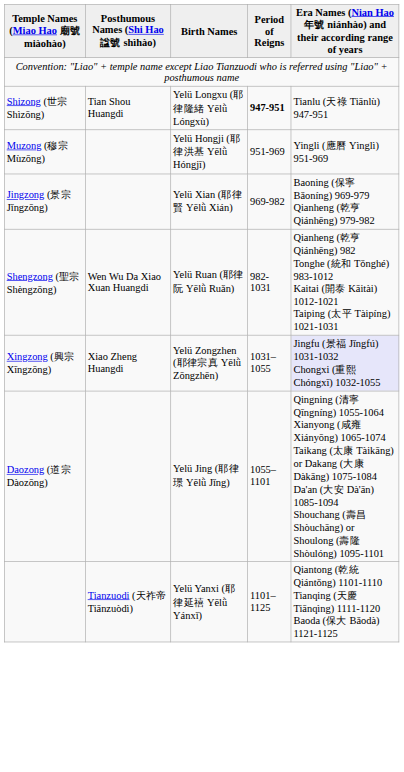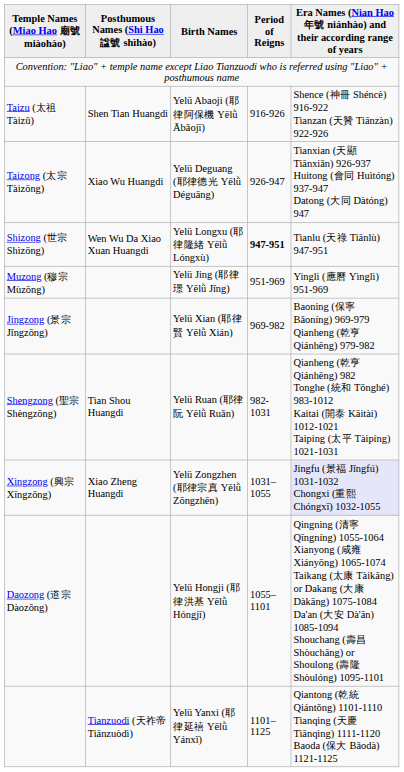+ row: (32, 114)
+ row: (37, 182)
(109, 108) Tian Shou Huangdi -> (124, 244) Wen Wu Da Xiao Xuan Huangdi
(207, 152) Yelü Hongji (耶律洪基 Yēlǜ Hóngjī) -> (206, 282) Yelü Jing (耶律璟 Yēlǜ Jǐng)
(124, 282) Wen Wu Da Xiao Xuan Huangdi -> (109, 407) Tian Shou Huangdi
(206, 475) Yelü Jing (耶律璟 Yēlǜ Jǐng) -> (207, 601) Yelü Hongji (耶律洪基 Yēlǜ Hóngjī)
